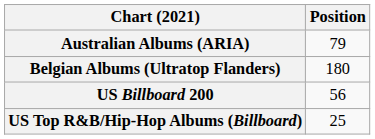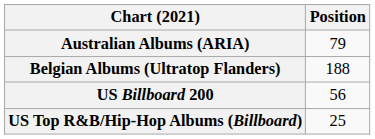(338, 69) 180 -> (338, 69) 188
